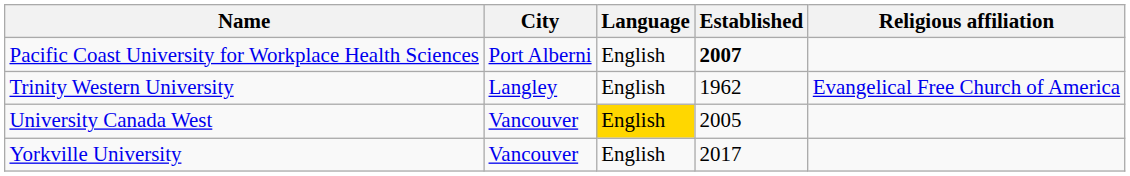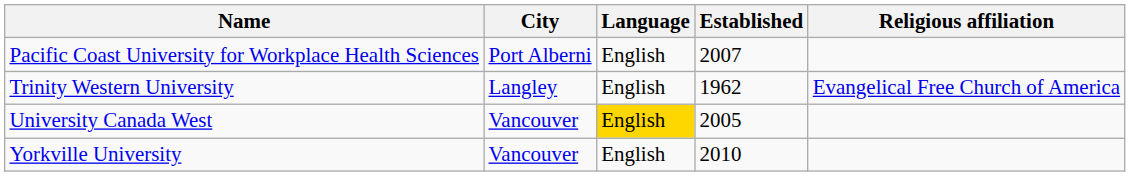(720, 54) bold -> (720, 54) normal
(720, 154) 2017 -> (720, 154) 2010
